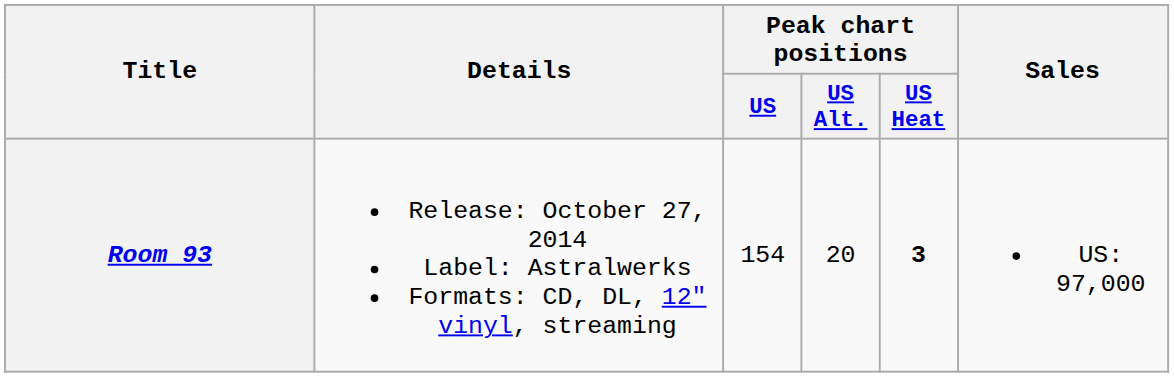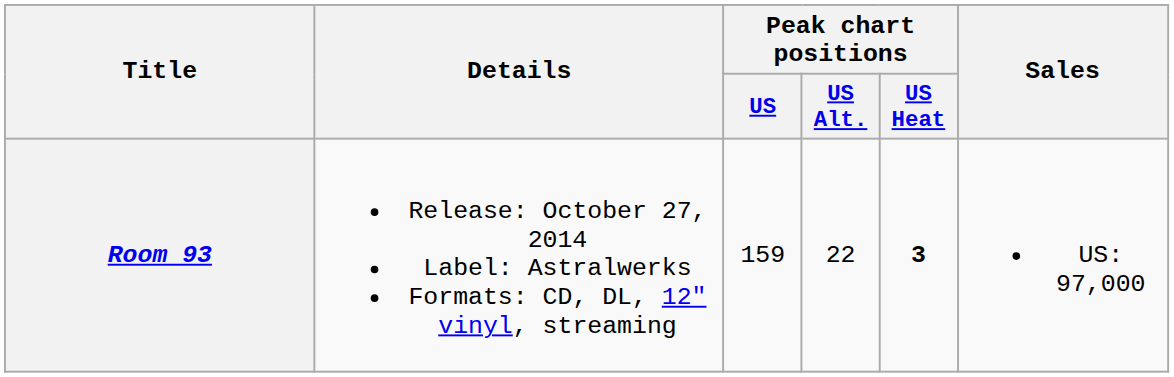(763, 255) 154 -> (763, 255) 159
(841, 255) 20 -> (841, 255) 22
